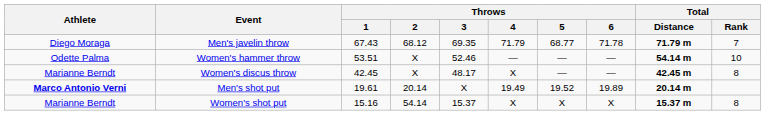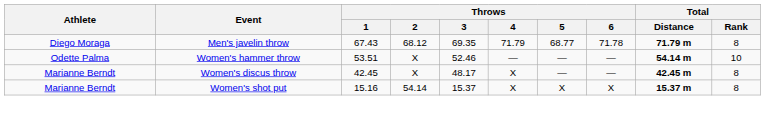(736, 42) 7 -> (736, 42) 8
- row: (248, 88)
